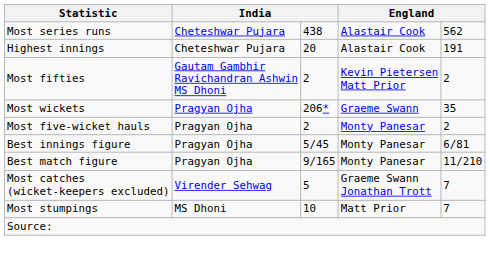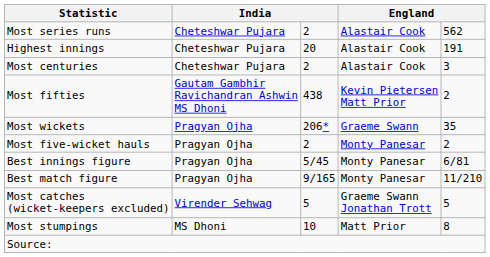(313, 31) 438 -> (306, 31) 2
+ row: (52, 66)
(306, 78) 2 -> (313, 96) 438
(447, 185) 7 -> (447, 203) 5
(447, 209) 7 -> (447, 226) 8
